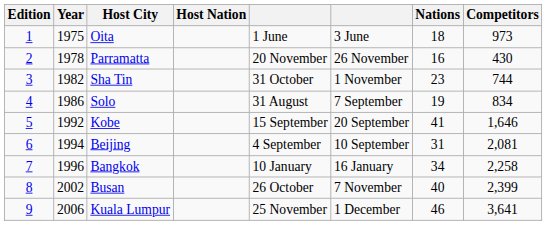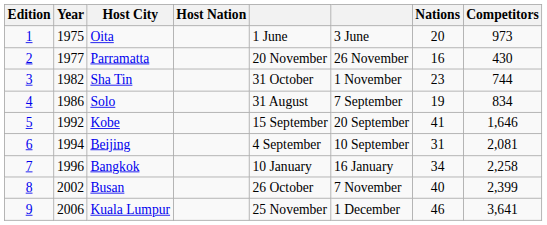(438, 36) 18 -> (438, 36) 20
(71, 58) 1978 -> (71, 58) 1977
